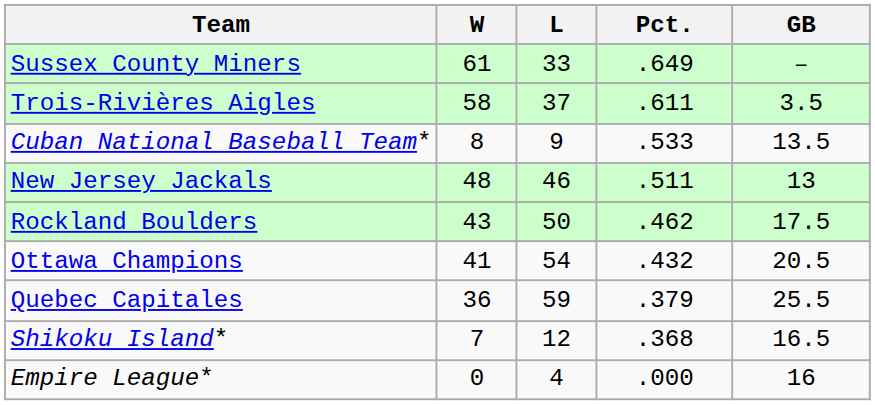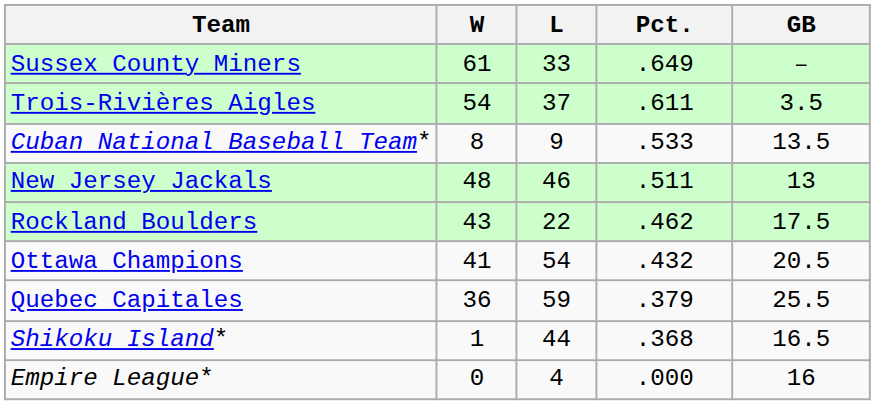(477, 103) 58 -> (477, 103) 54
(557, 222) 50 -> (557, 222) 22
(477, 340) 7 -> (477, 340) 1
(557, 340) 12 -> (557, 340) 44
